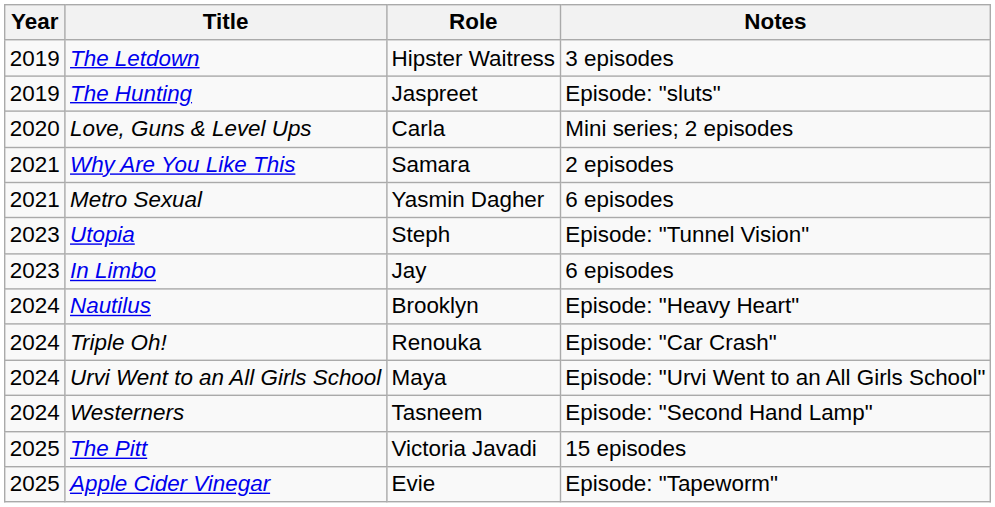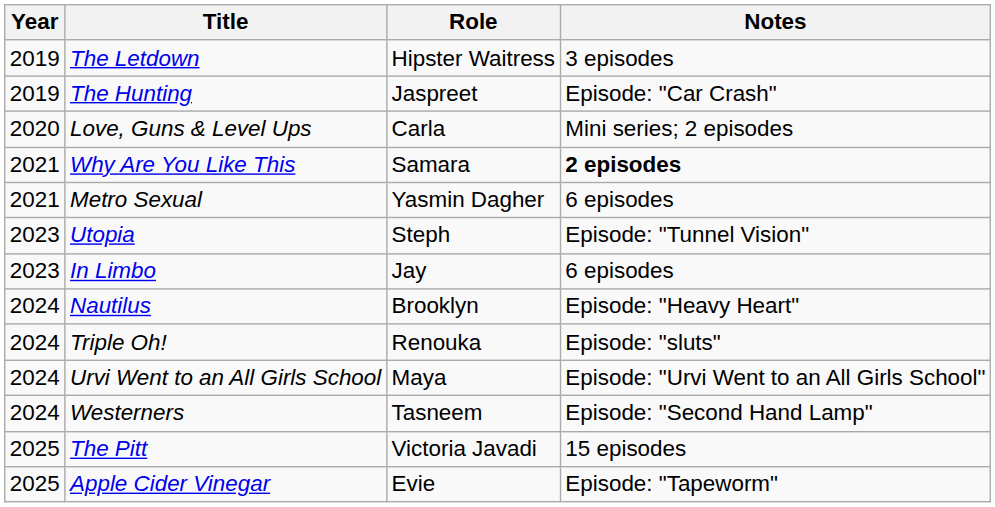(643, 93) Episode: "sluts" -> (671, 93) Episode: "Car Crash"
(620, 164) normal -> (623, 164) bold
(671, 341) Episode: "Car Crash" -> (643, 341) Episode: "sluts"
